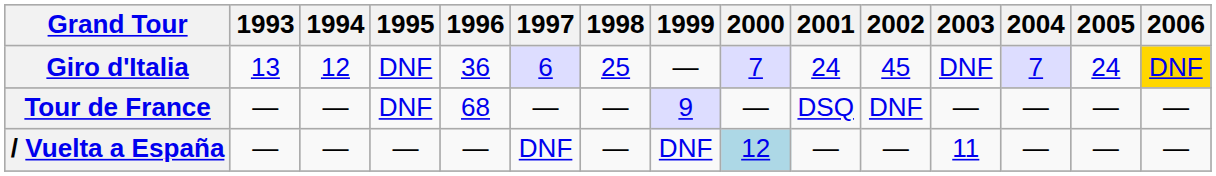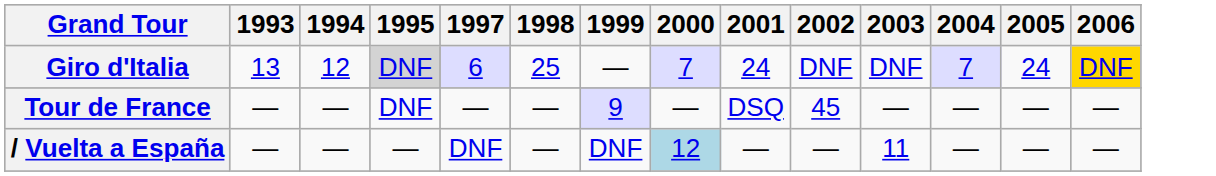- column: (476, 25)
(405, 66) no background -> (405, 66) lightgrey background
(896, 66) 45 -> (826, 66) DNF
(896, 107) DNF -> (826, 107) 45
